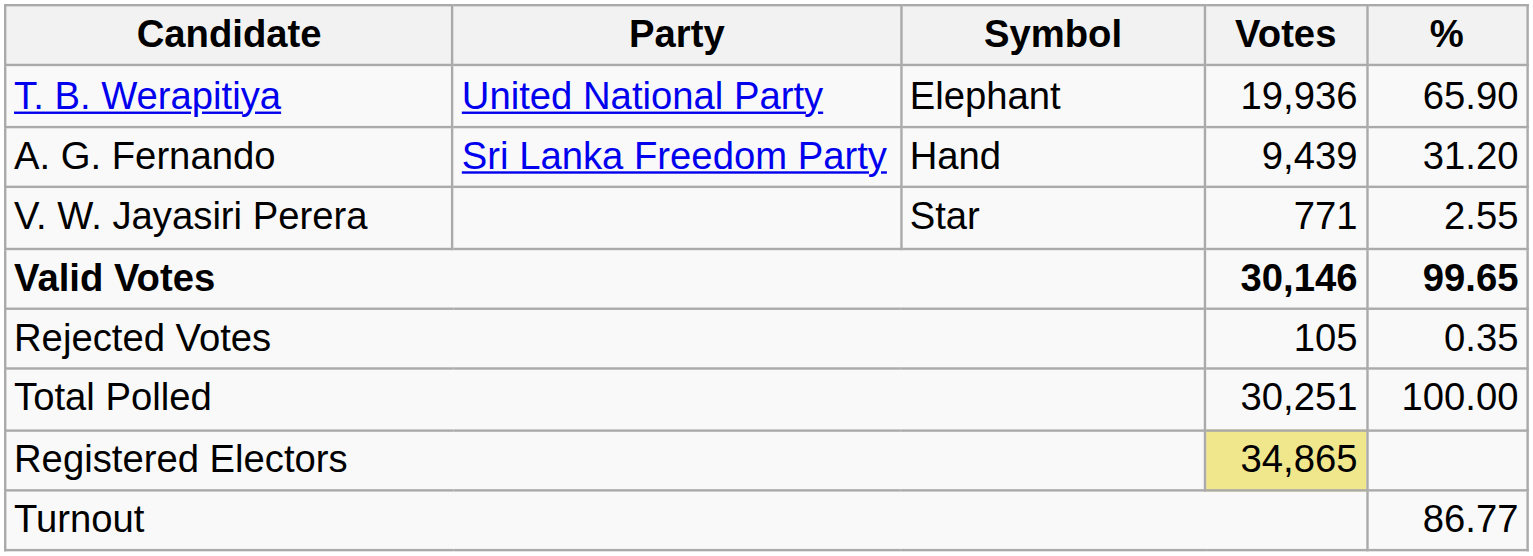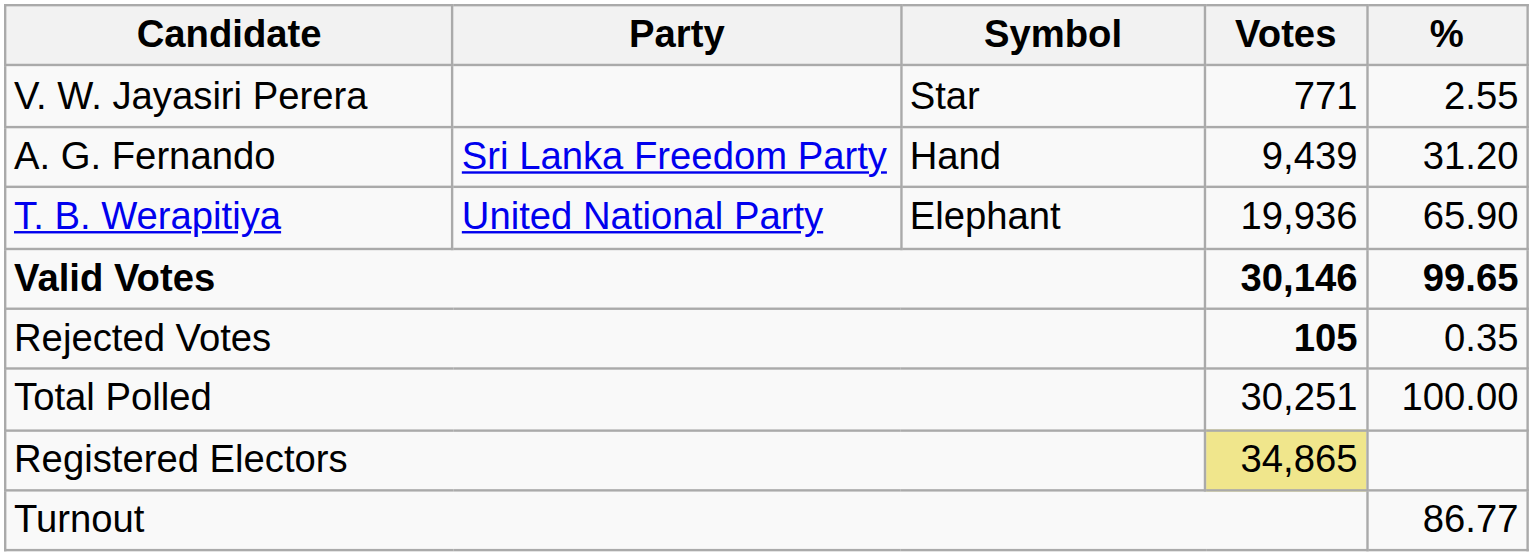rows swapped: (148, 95) <-> (191, 216)
(1326, 338) normal -> (1326, 338) bold
